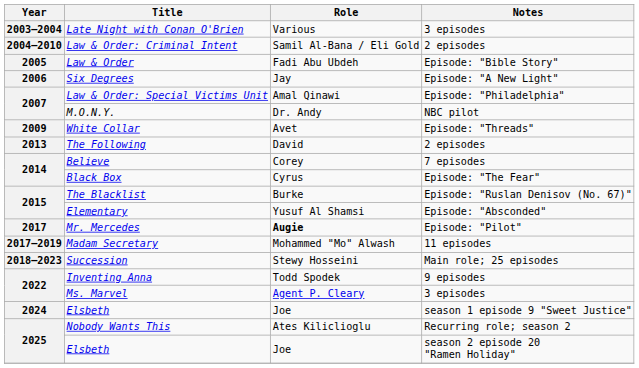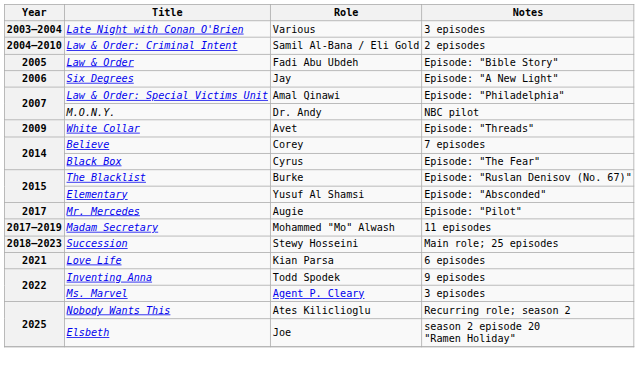- row: (106, 145)
(288, 227) bold -> (288, 211) normal
+ row: (94, 261)
- row: (88, 310)
